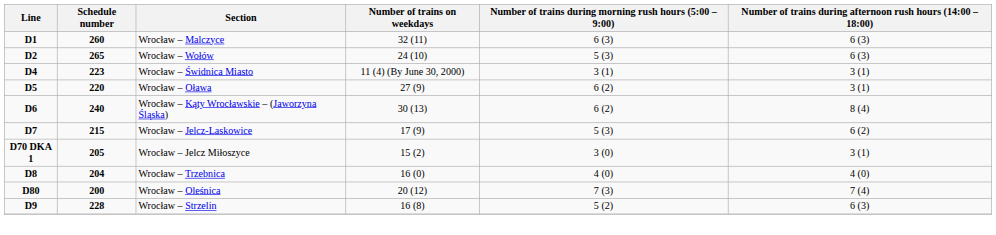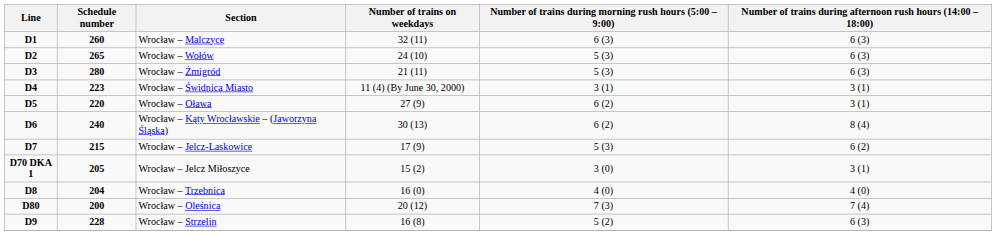+ row: (179, 71)
